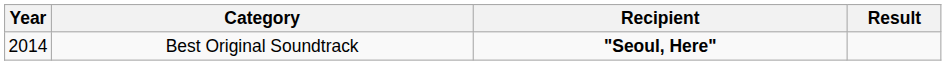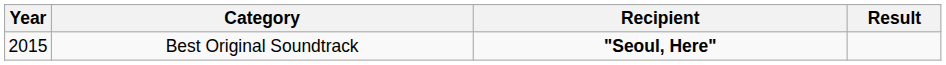(28, 45) 2014 -> (28, 45) 2015
